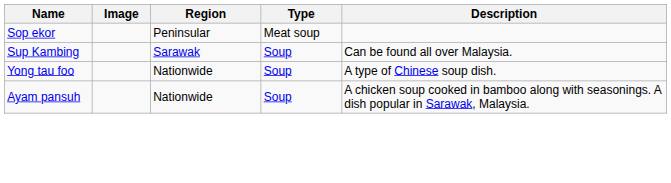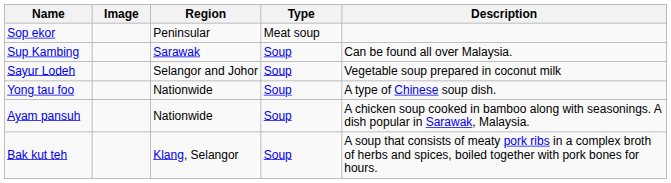+ row: (41, 71)
+ row: (37, 155)
